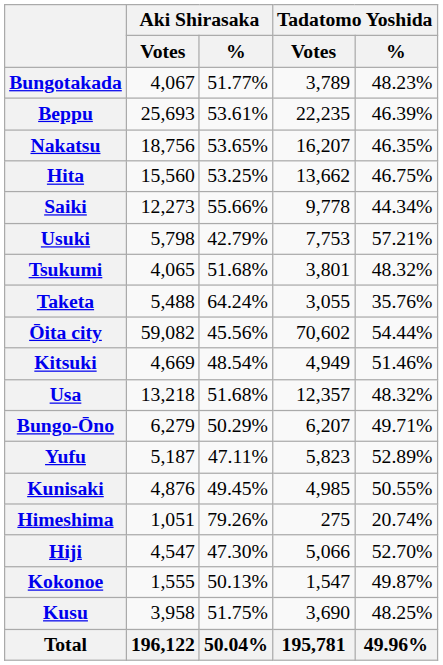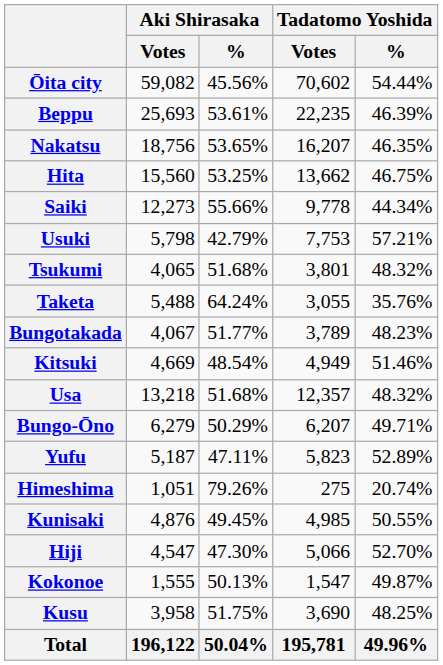rows swapped: (65, 332) <-> (65, 82)
rows swapped: (65, 488) <-> (65, 519)
